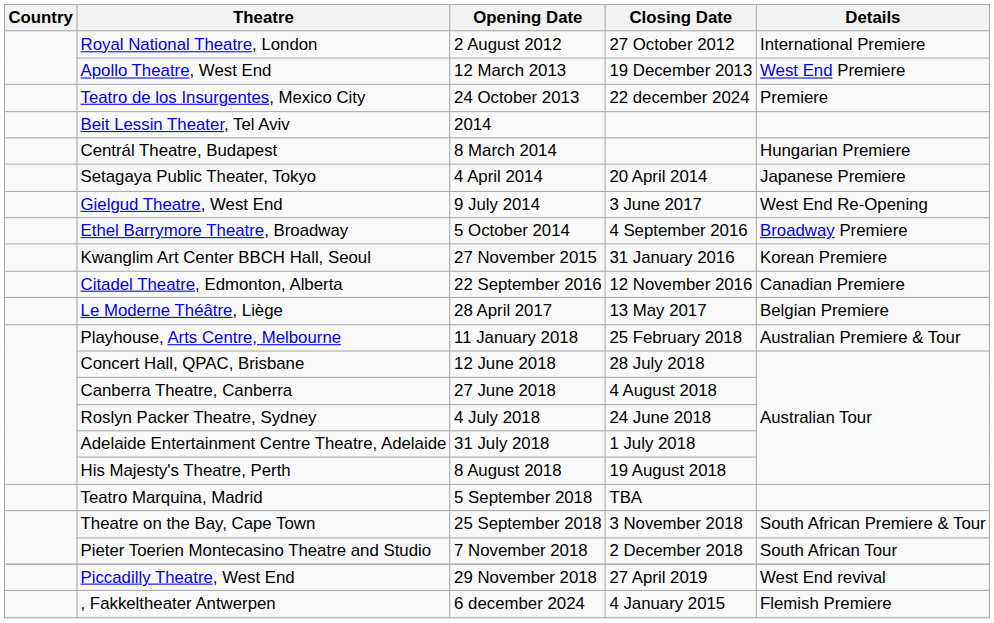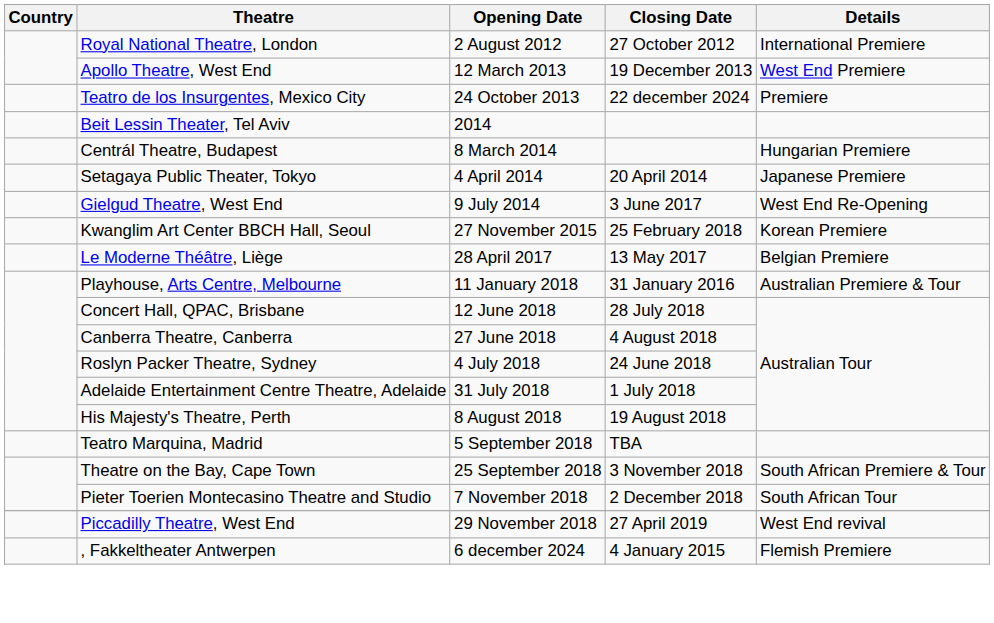- row: (214, 230)
(672, 257) 31 January 2016 -> (676, 230) 25 February 2018
- row: (212, 284)
(676, 337) 25 February 2018 -> (672, 284) 31 January 2016
